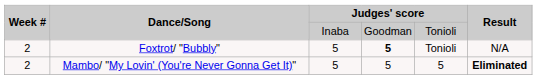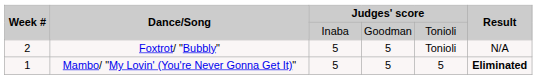(388, 48) bold -> (388, 48) normal
(27, 65) 2 -> (27, 65) 1
